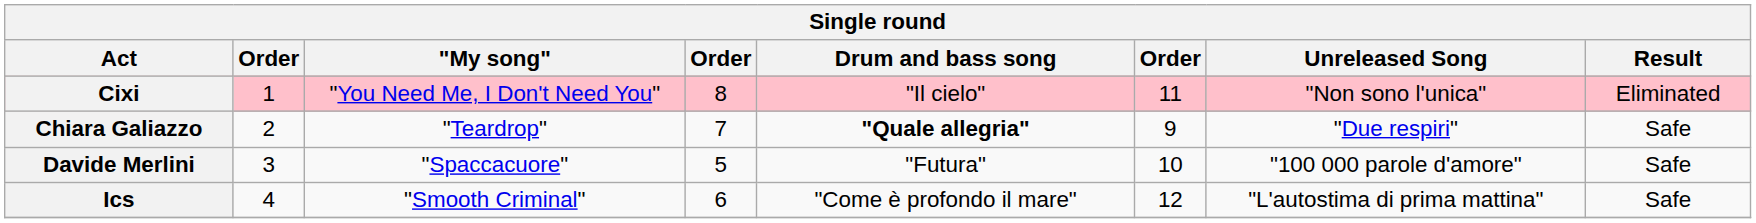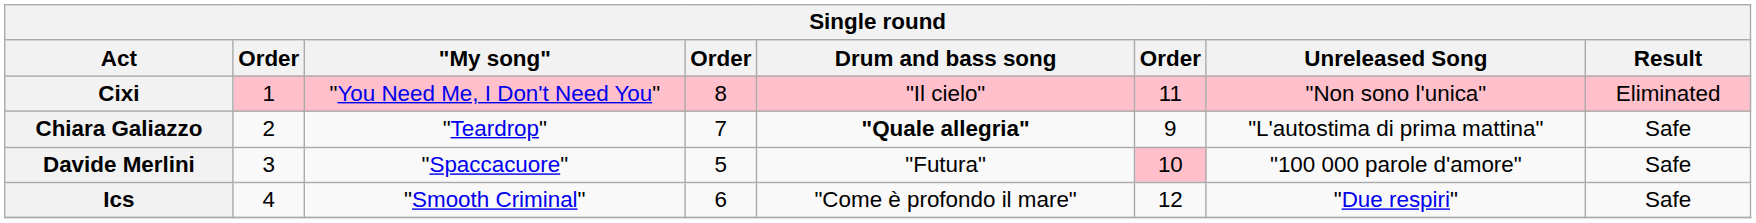(1396, 128) "Due respiri" -> (1396, 128) "L'autostima di prima mattina"
(1170, 164) no background -> (1170, 164) pink background
(1396, 199) "L'autostima di prima mattina" -> (1396, 199) "Due respiri"
